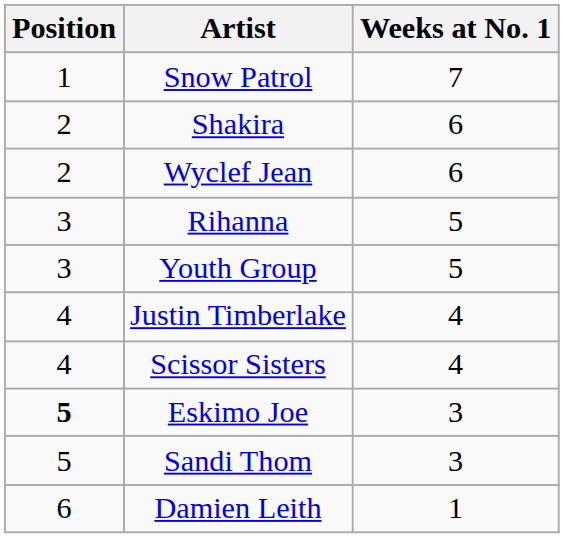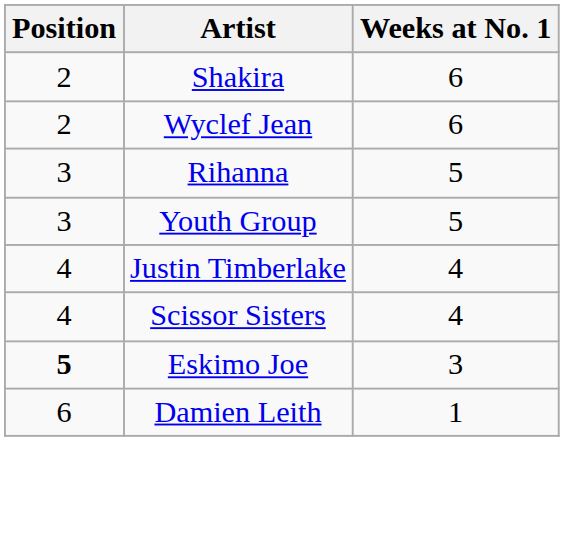- row: (238, 76)
- row: (238, 460)
